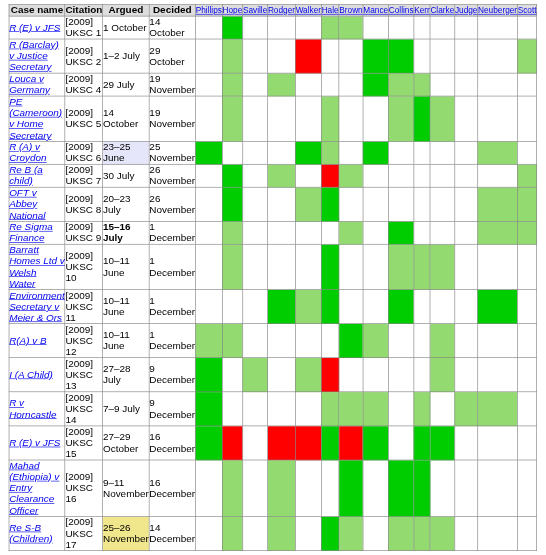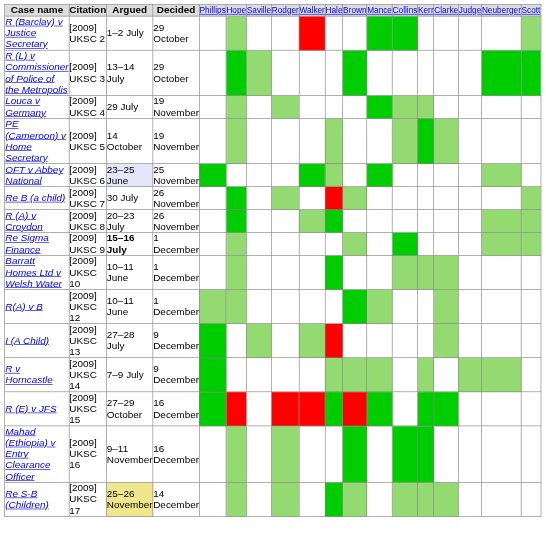- row: (83, 27)
+ row: (87, 73)
(28, 152) R (A) v Croydon -> (34, 175) OFT v Abbey National
(27, 204) OFT v Abbey National -> (24, 221) R (A) v Croydon
- row: (79, 306)
